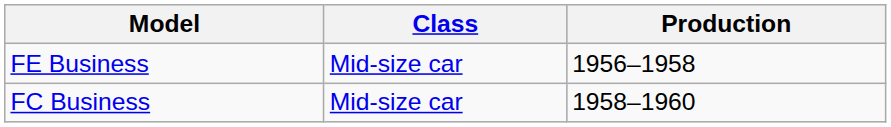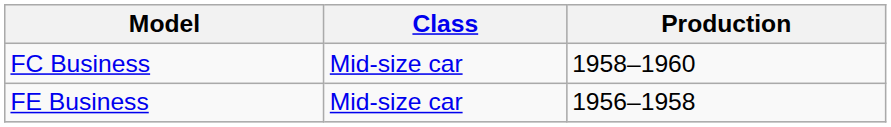rows swapped: (80, 63) <-> (80, 102)
